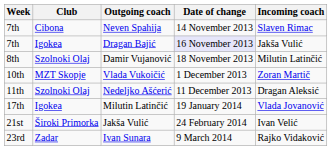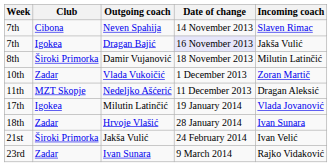(62, 59) Szolnoki Olaj -> (67, 59) Široki Primorka
(60, 75) MZT Skopje -> (46, 75) Zadar
(62, 91) Szolnoki Olaj -> (60, 91) MZT Skopje
+ row: (131, 122)
